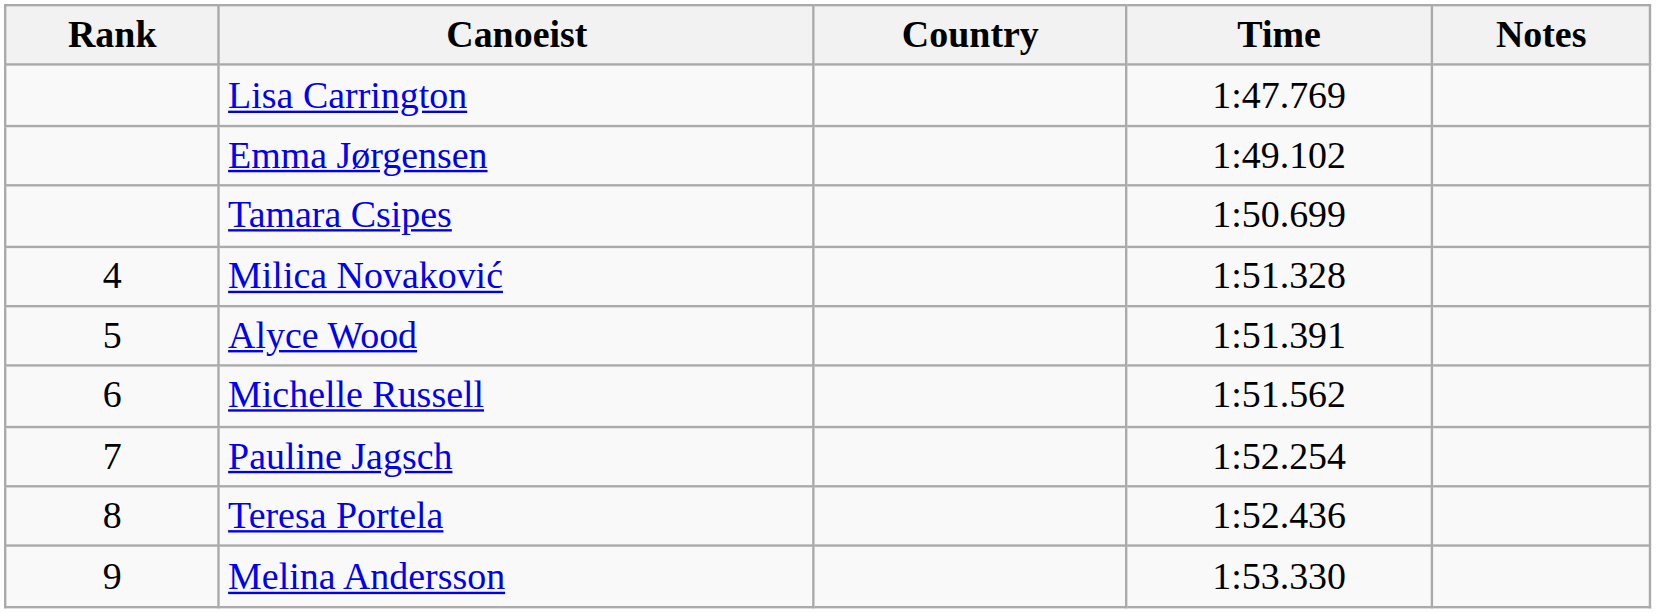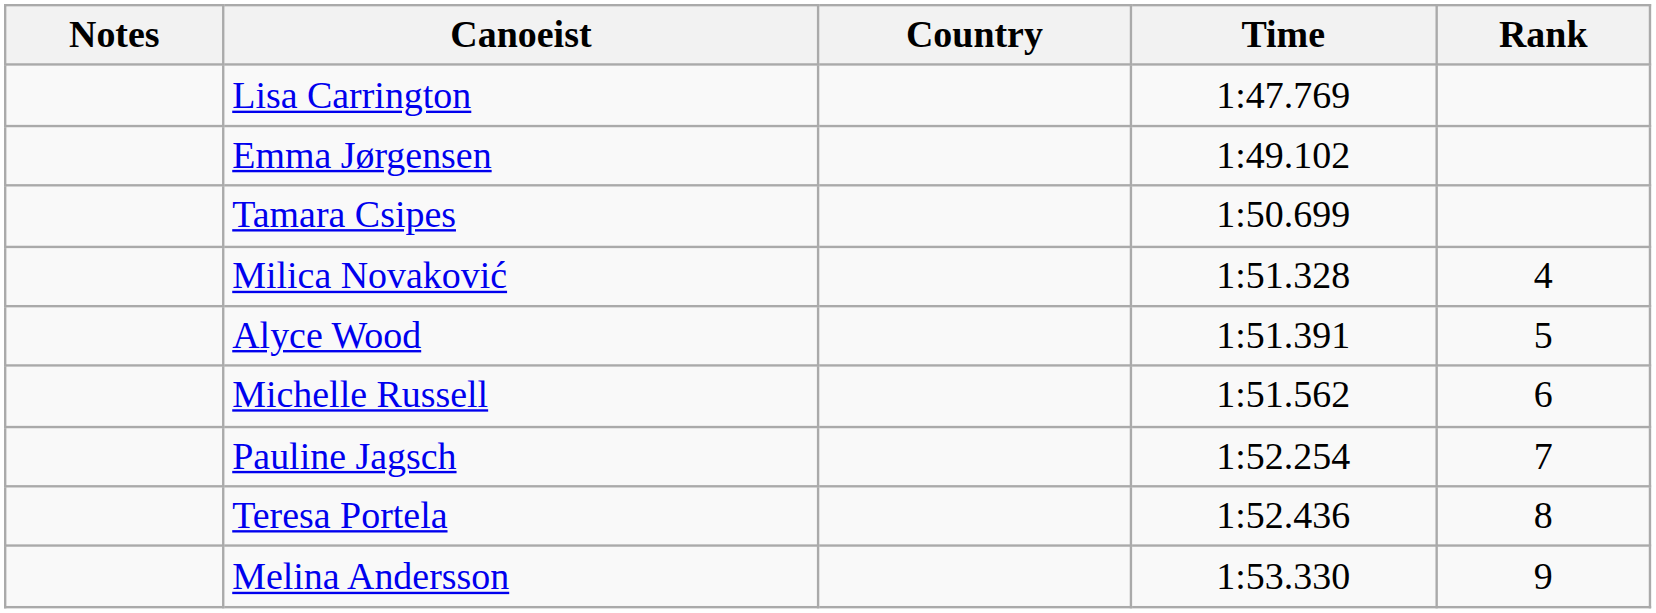columns swapped: (112, 34) <-> (1541, 34)
